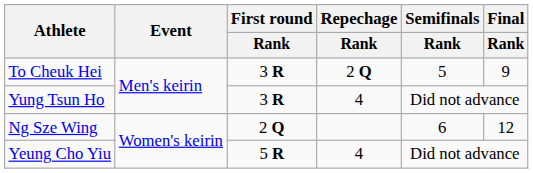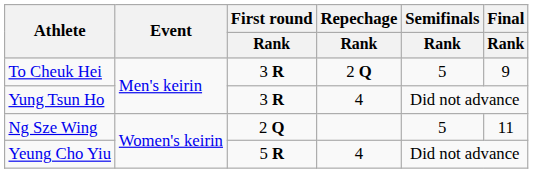(442, 127) 6 -> (442, 127) 5
(506, 127) 12 -> (506, 127) 11
